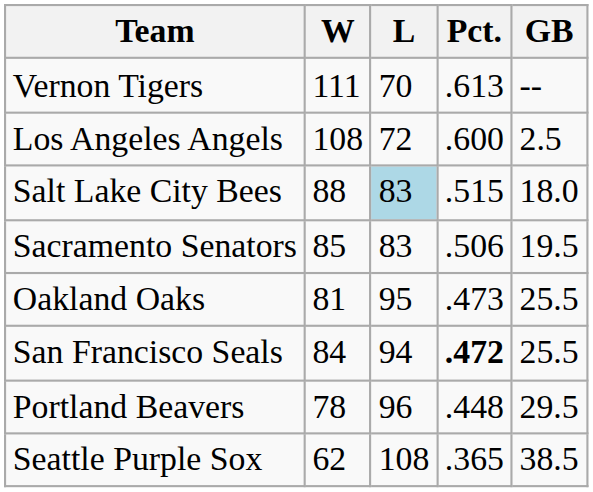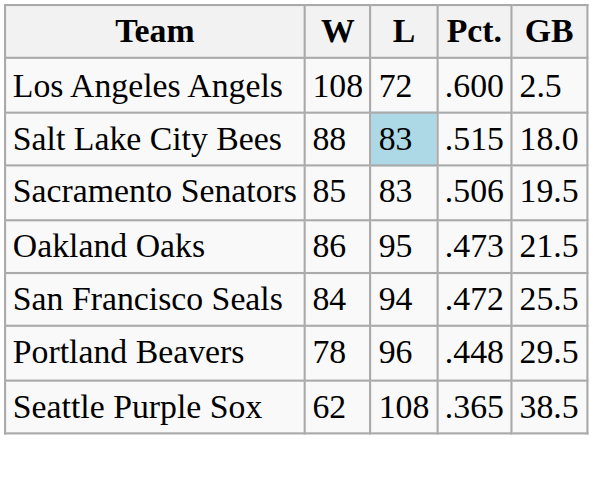- row: (108, 84)
(329, 298) 81 -> (329, 245) 86
(549, 298) 25.5 -> (549, 245) 21.5
(474, 352) bold -> (474, 298) normal
